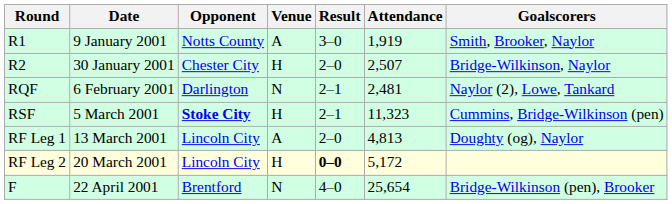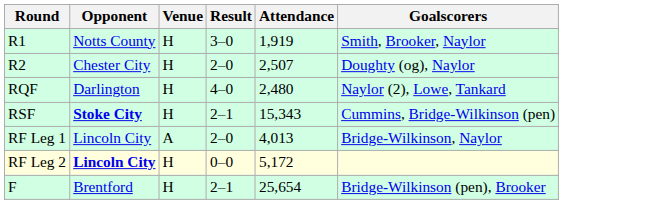- column: (124, 16)
(277, 41) A -> (168, 41) H
(530, 65) Bridge-Wilkinson, Naylor -> (408, 65) Doughty (og), Naylor
(277, 89) N -> (168, 89) H
(330, 89) 2–1 -> (222, 89) 4–0
(385, 89) 2,481 -> (276, 89) 2,480
(388, 114) 11,323 -> (280, 114) 15,343
(385, 138) 4,813 -> (276, 138) 4,013
(517, 138) Doughty (og), Naylor -> (421, 138) Bridge-Wilkinson, Naylor
(221, 162) normal -> (114, 162) bold
(330, 162) bold -> (222, 162) normal
(277, 187) N -> (168, 187) H
(330, 187) 4–0 -> (222, 187) 2–1
